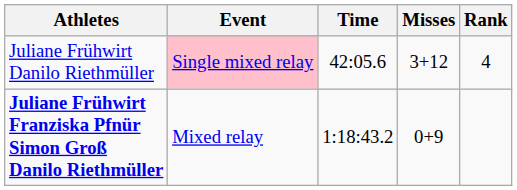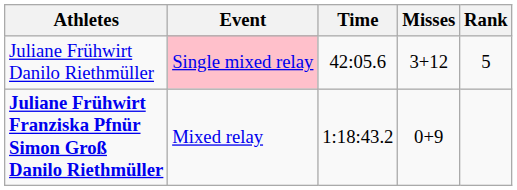(486, 62) 4 -> (486, 62) 5
